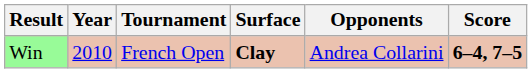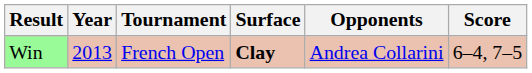(92, 51) 2010 -> (92, 51) 2013
(487, 51) bold -> (487, 51) normal
